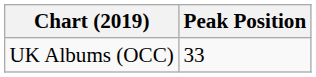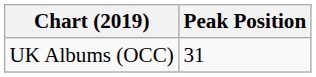(194, 54) 33 -> (194, 54) 31
